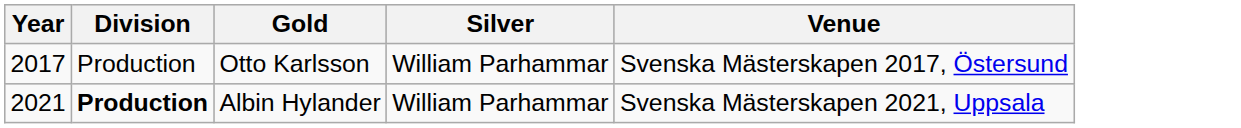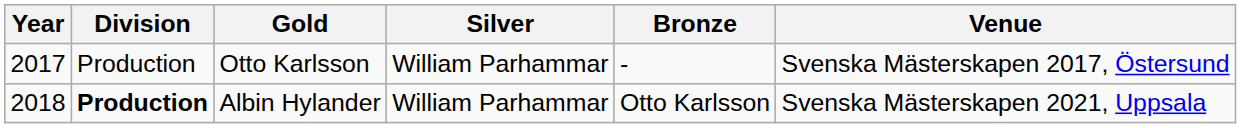+ column: (695, 24)
(38, 102) 2021 -> (38, 102) 2018
